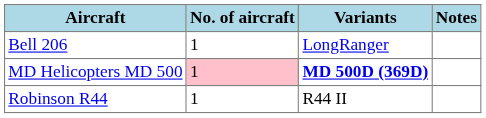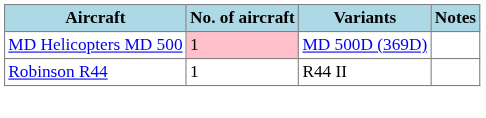- row: (38, 44)
(365, 72) bold -> (365, 44) normal
